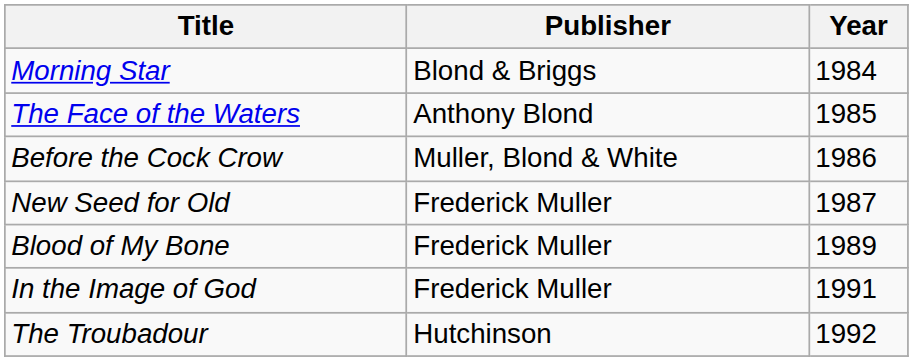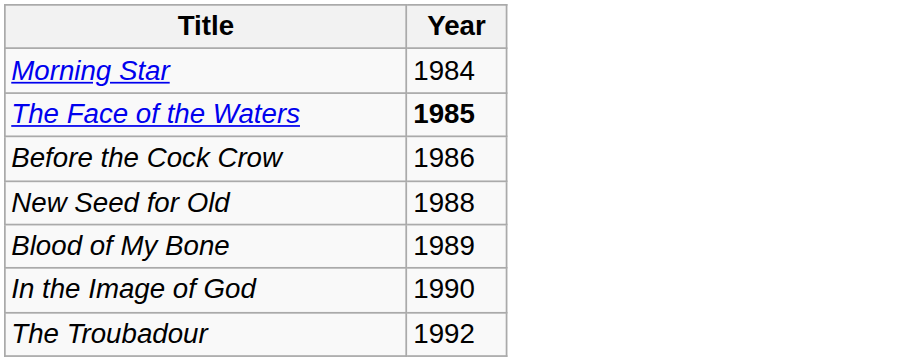- column: (608, 26)
(846, 114) normal -> (444, 114) bold
(846, 202) 1987 -> (444, 202) 1988
(846, 289) 1991 -> (444, 289) 1990
